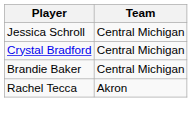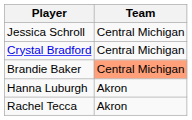(141, 69) no background -> (141, 69) lightsalmon background
+ row: (47, 87)
